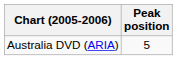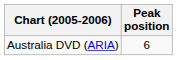(147, 45) 5 -> (147, 45) 6
